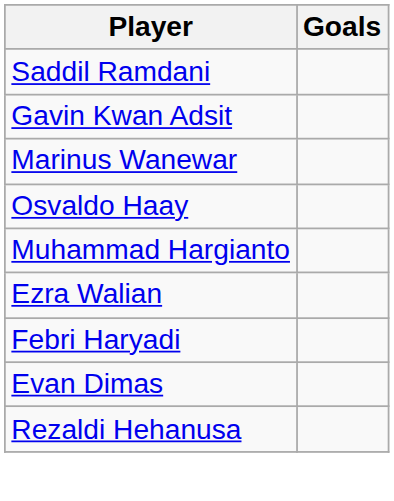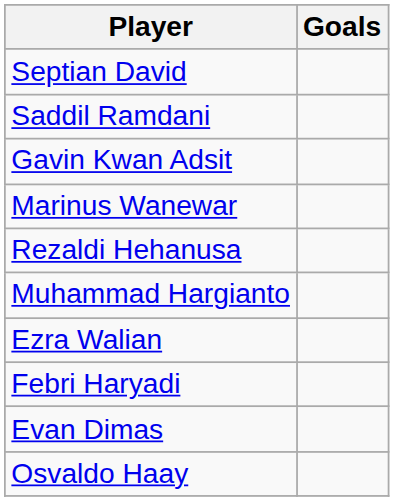+ row: (99, 71)
rows swapped: (100, 205) <-> (126, 428)
